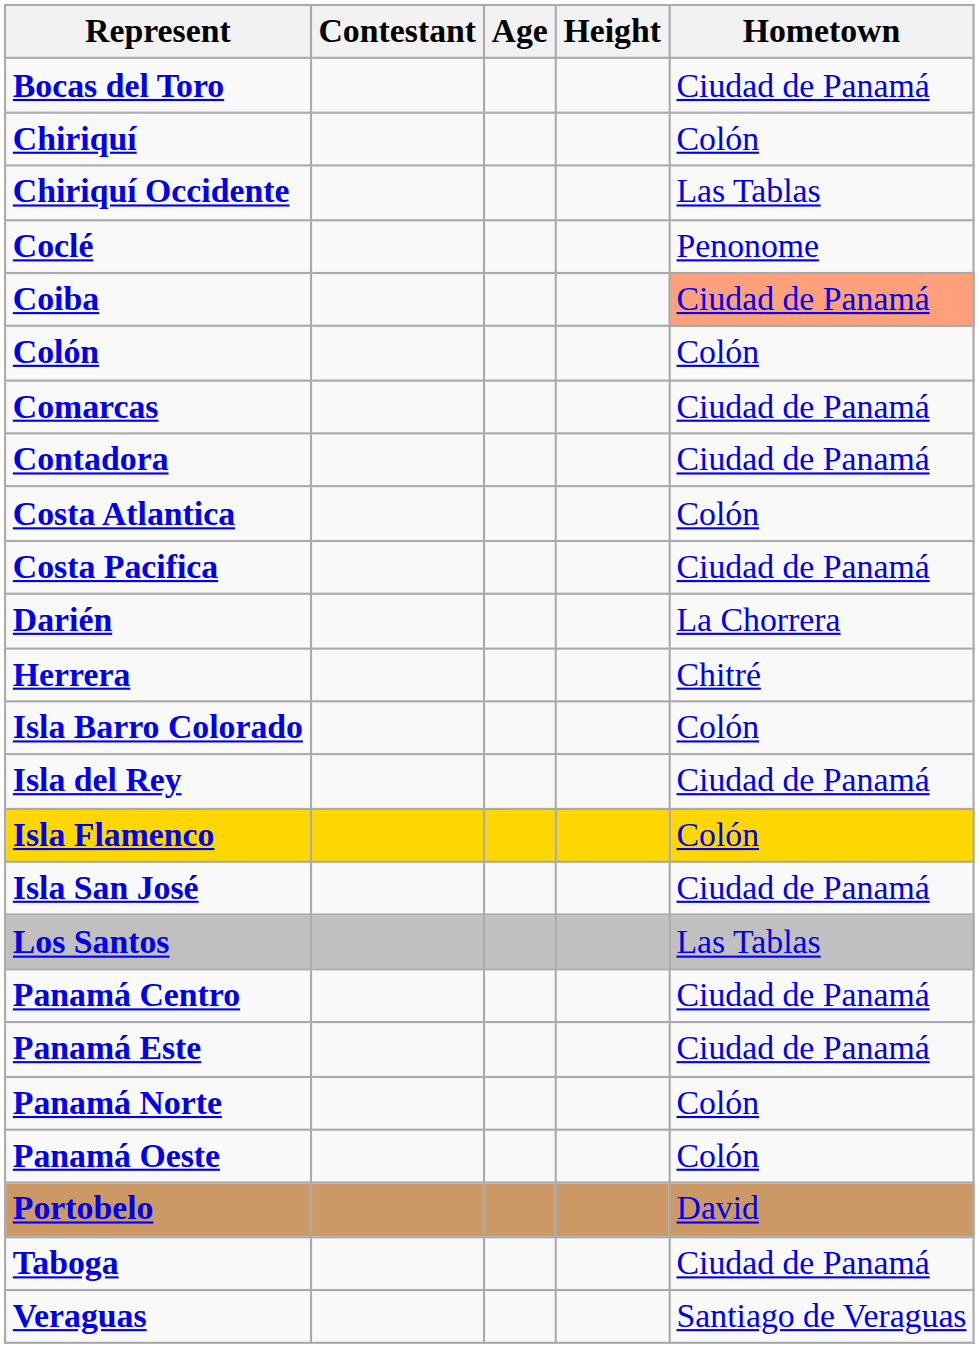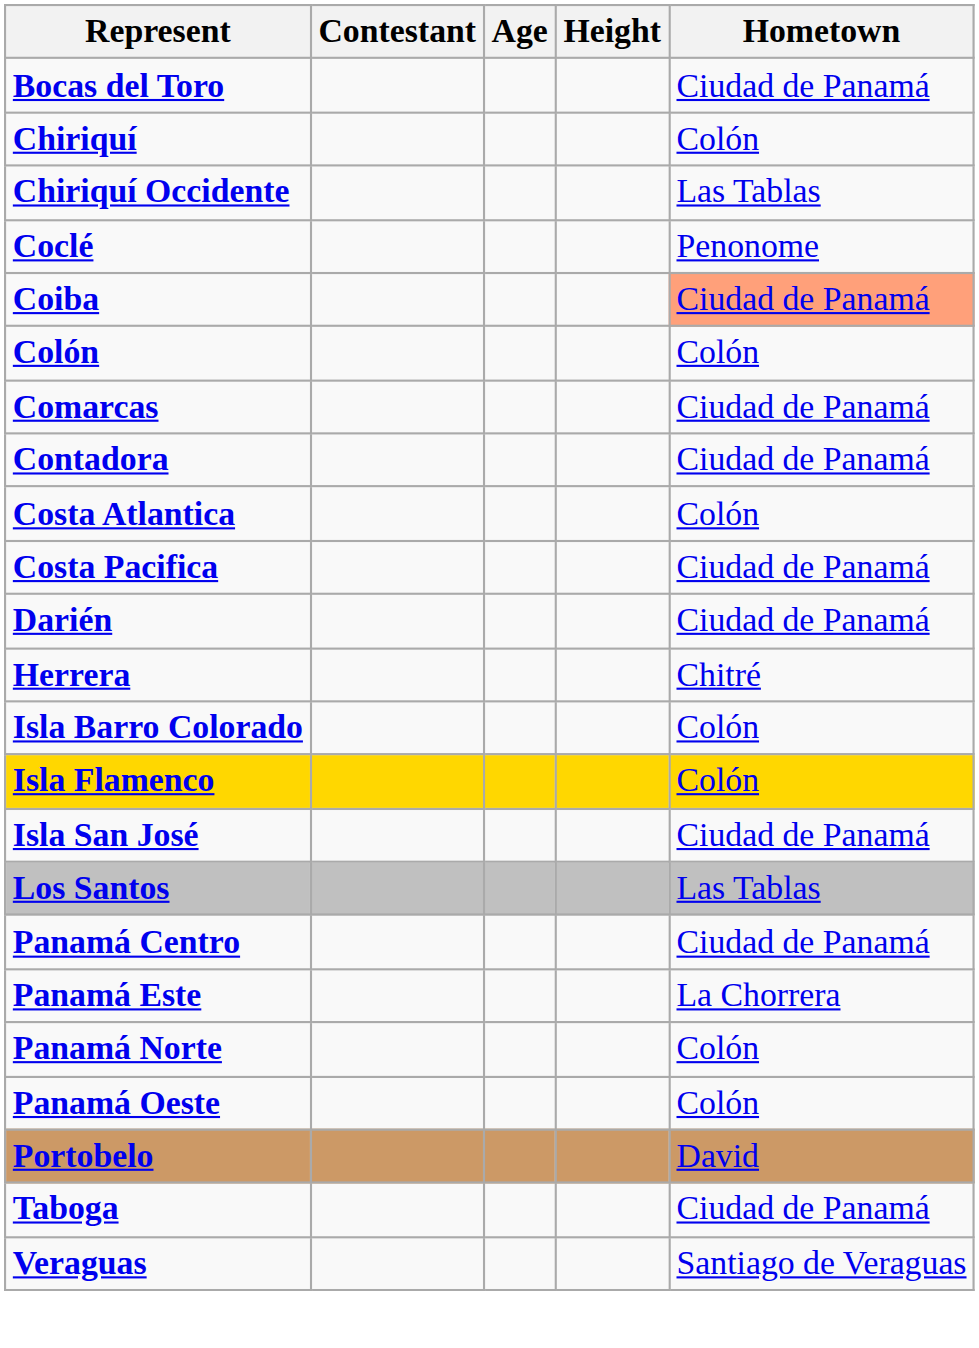(759, 620) La Chorrera -> (803, 620) Ciudad de Panamá
- row: (97, 780)
(803, 1048) Ciudad de Panamá -> (759, 995) La Chorrera
